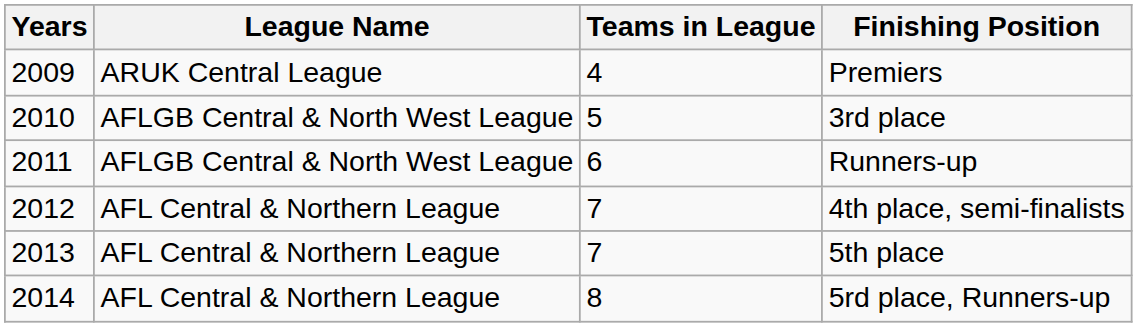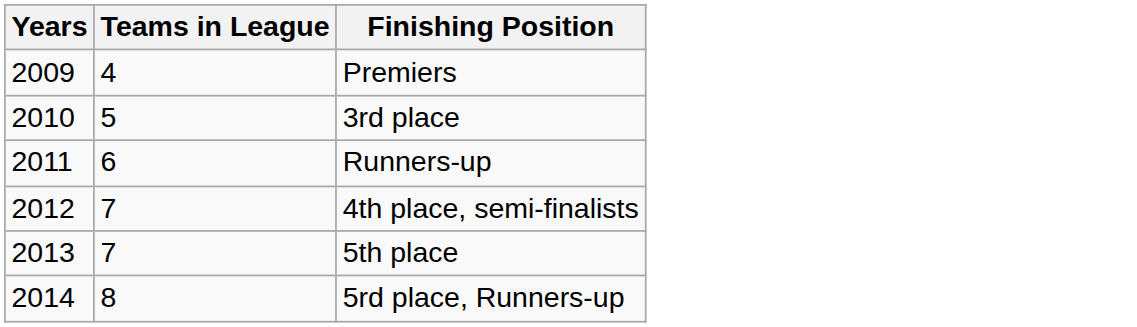- column: (337, 27)
